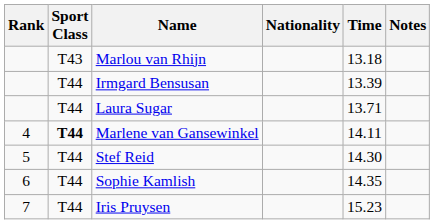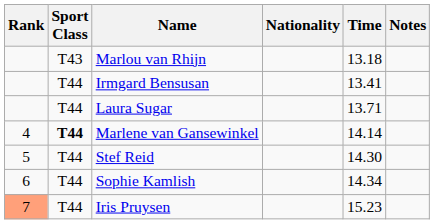(365, 83) 13.39 -> (365, 83) 13.41
(365, 132) 14.11 -> (365, 132) 14.14
(365, 181) 14.35 -> (365, 181) 14.34
(26, 206) no background -> (26, 206) lightsalmon background
